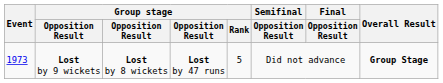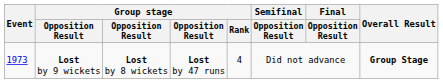(239, 60) 5 -> (239, 60) 4
